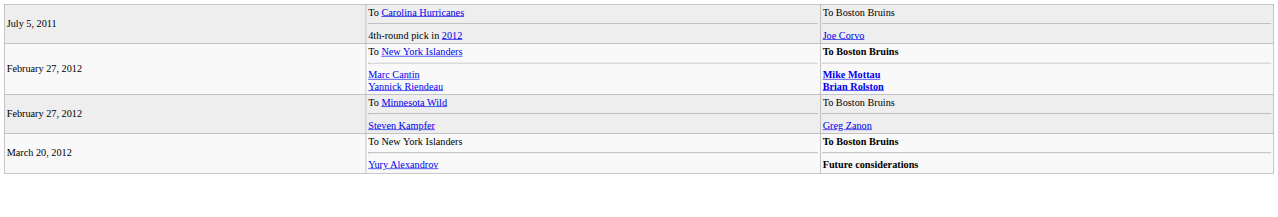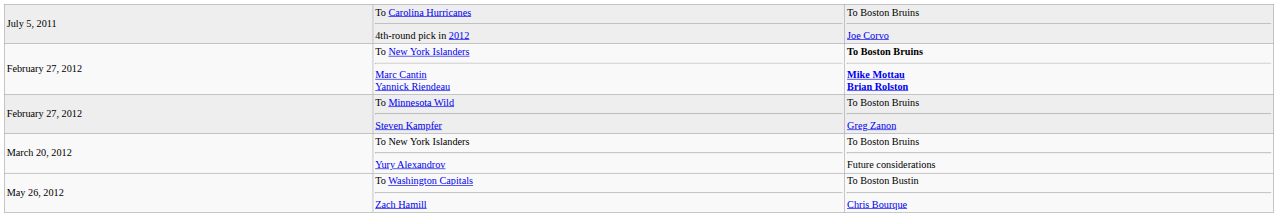(1047, 153) bold -> (1059, 153) normal
+ row: (609, 192)
